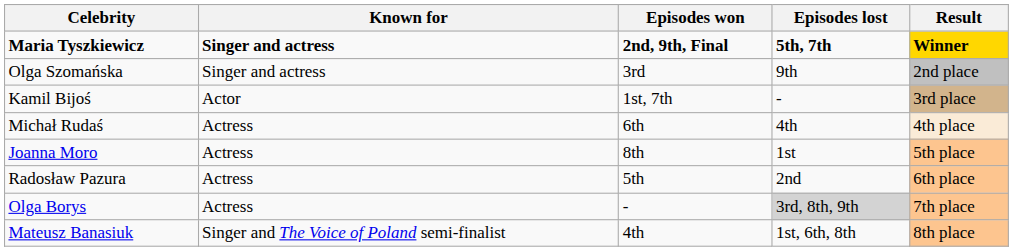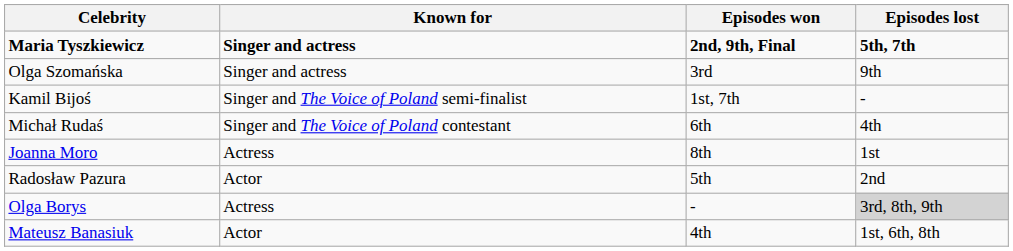- column: (959, 17)
(221, 98) Actor -> (375, 98) Singer and The Voice of Poland semi-finalist
(228, 125) Actress -> (367, 125) Singer and The Voice of Poland contestant
(228, 179) Actress -> (243, 179) Actor
(354, 233) Singer and The Voice of Poland semi-finalist -> (243, 233) Actor
